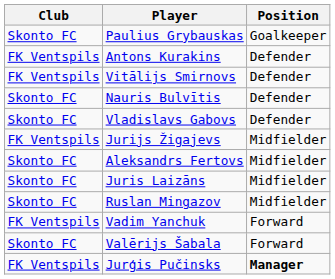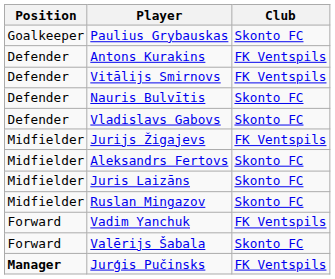columns swapped: (288, 15) <-> (54, 15)
